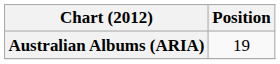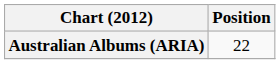(241, 44) 19 -> (241, 44) 22
